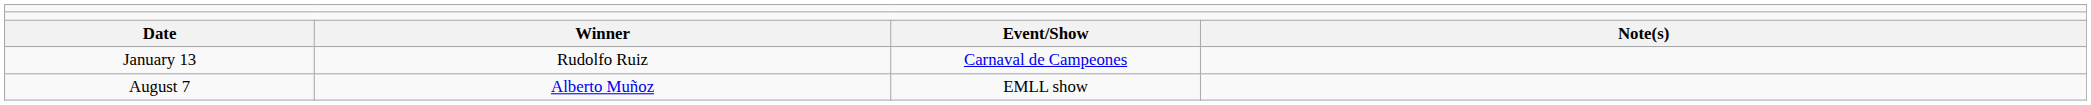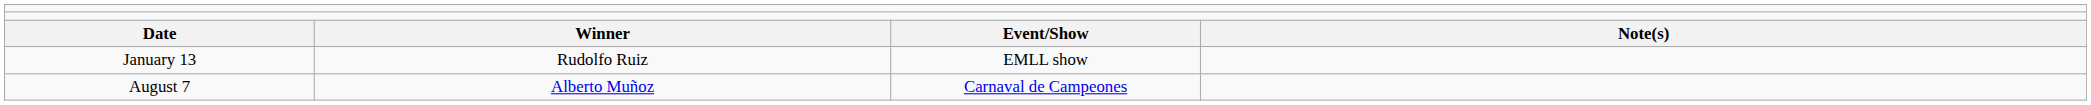(1046, 59) Carnaval de Campeones -> (1046, 59) EMLL show
(1046, 86) EMLL show -> (1046, 86) Carnaval de Campeones
